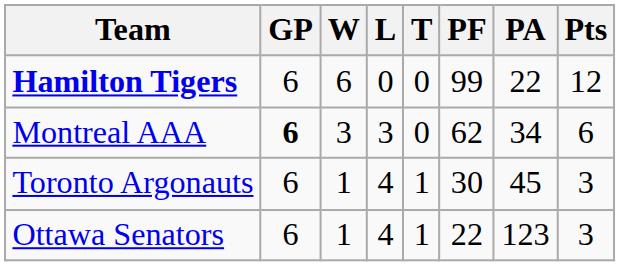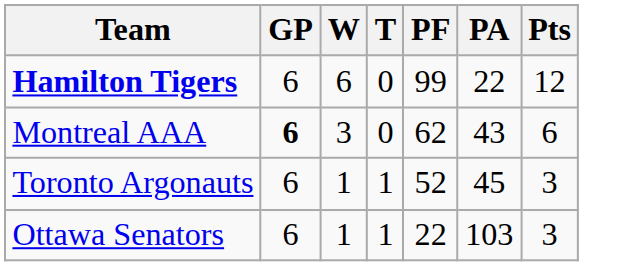- column: (385, 30)
(526, 132) 34 -> (489, 132) 43
(467, 183) 30 -> (431, 183) 52
(526, 234) 123 -> (489, 234) 103
